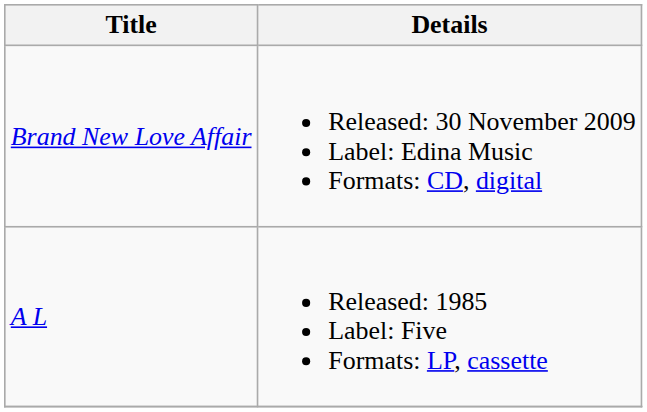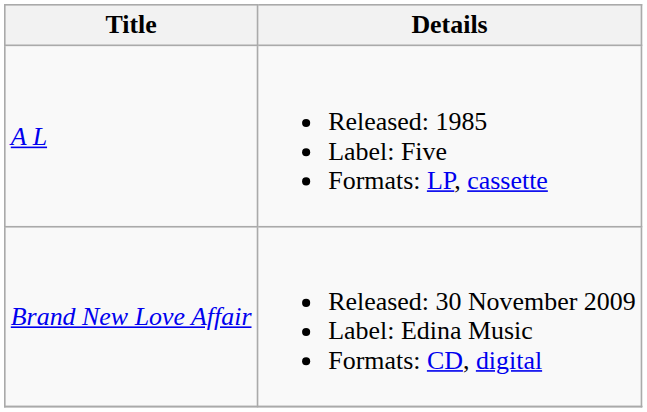rows swapped: (29, 316) <-> (131, 135)
